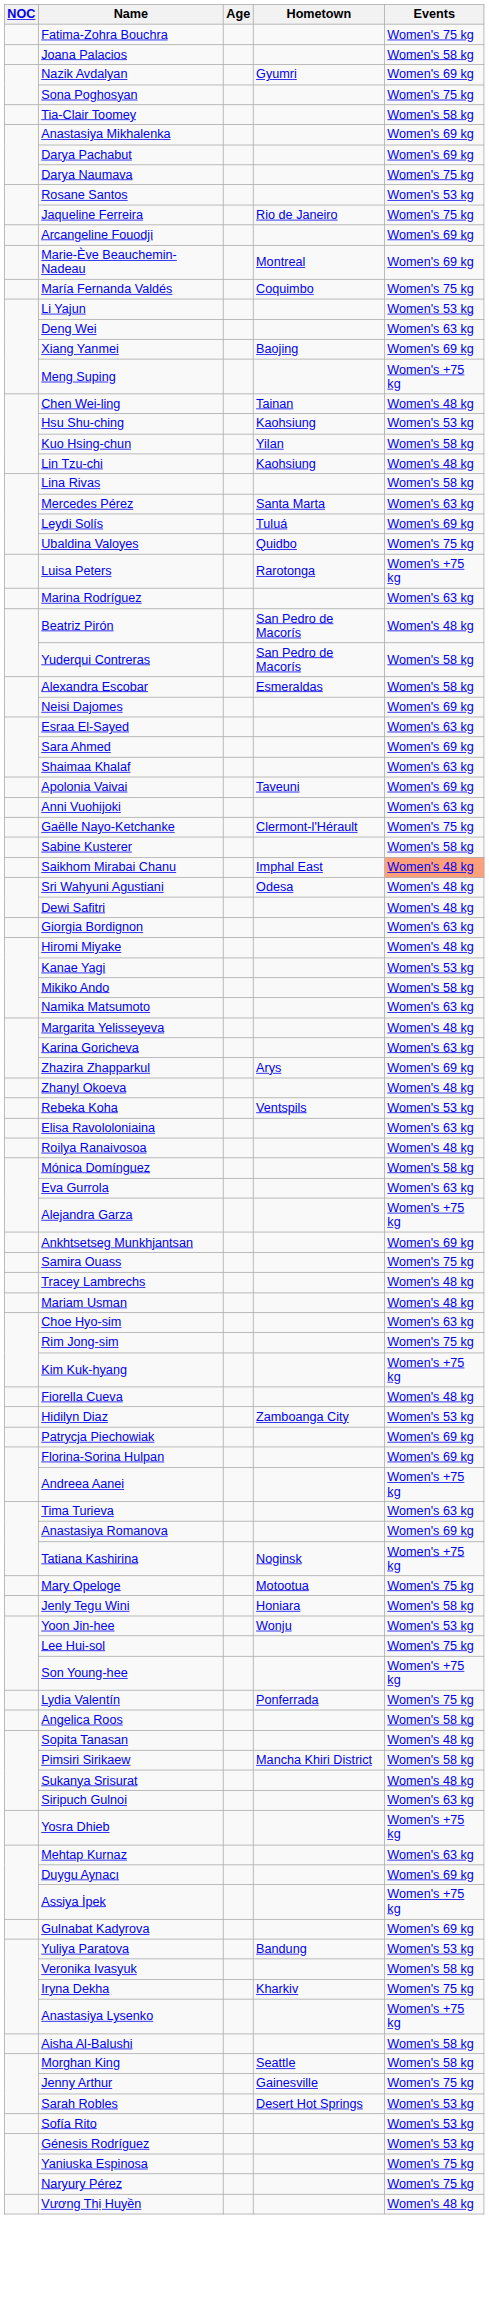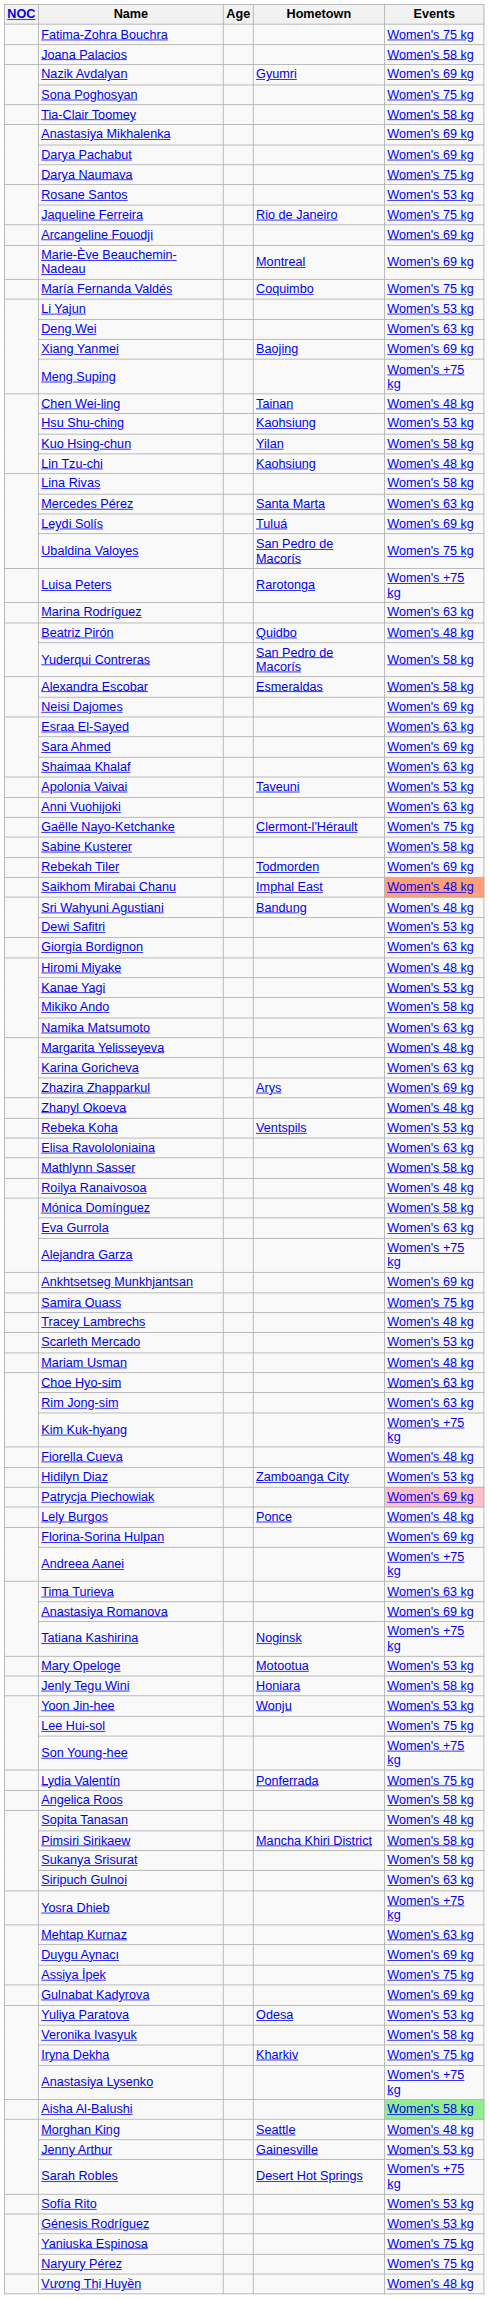(276, 544) Quidbo -> (295, 551) San Pedro de Macorís
(295, 625) San Pedro de Macorís -> (276, 632) Quidbo
(431, 787) Women's 69 kg -> (431, 787) Women's 53 kg
+ row: (80, 867)
(275, 887) Odesa -> (281, 907) Bandung
(431, 907) Women's 48 kg -> (431, 927) Women's 53 kg
+ row: (88, 1168)
+ row: (91, 1342)
(431, 1342) Women's 75 kg -> (431, 1402) Women's 63 kg
(431, 1437) no background -> (431, 1497) pink background
+ row: (75, 1517)
(431, 1585) Women's 75 kg -> (431, 1666) Women's 53 kg
(431, 1780) Women's 48 kg -> (431, 1860) Women's 58 kg
(426, 1902) Women's +75 kg -> (431, 1975) Women's 75 kg
(281, 1949) Bandung -> (275, 2015) Odesa
(431, 2043) no background -> (431, 2109) lightgreen background
(431, 2063) Women's 58 kg -> (431, 2129) Women's 48 kg
(431, 2083) Women's 75 kg -> (431, 2149) Women's 53 kg
(431, 2103) Women's 53 kg -> (426, 2176) Women's +75 kg
